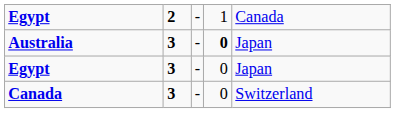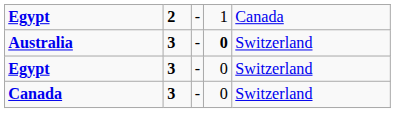(254, 42) Japan -> (274, 42) Switzerland
(254, 68) Japan -> (274, 68) Switzerland
